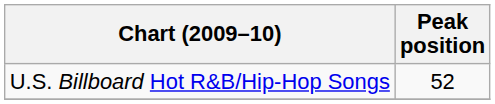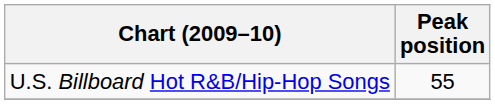(443, 81) 52 -> (443, 81) 55
